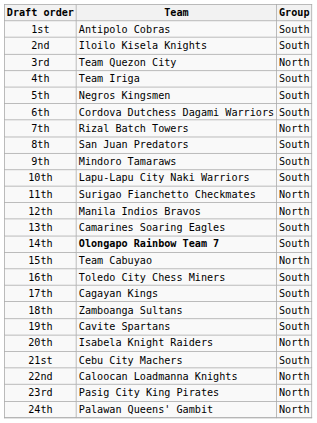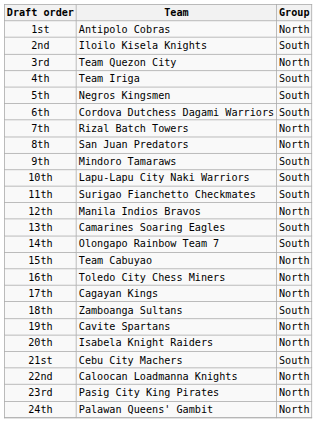(294, 29) South -> (294, 29) North
(294, 145) South -> (294, 145) North
(294, 194) North -> (294, 194) South
(149, 244) bold -> (149, 244) normal
(294, 277) South -> (294, 277) North
(294, 294) South -> (294, 294) North
(294, 327) South -> (294, 327) North
